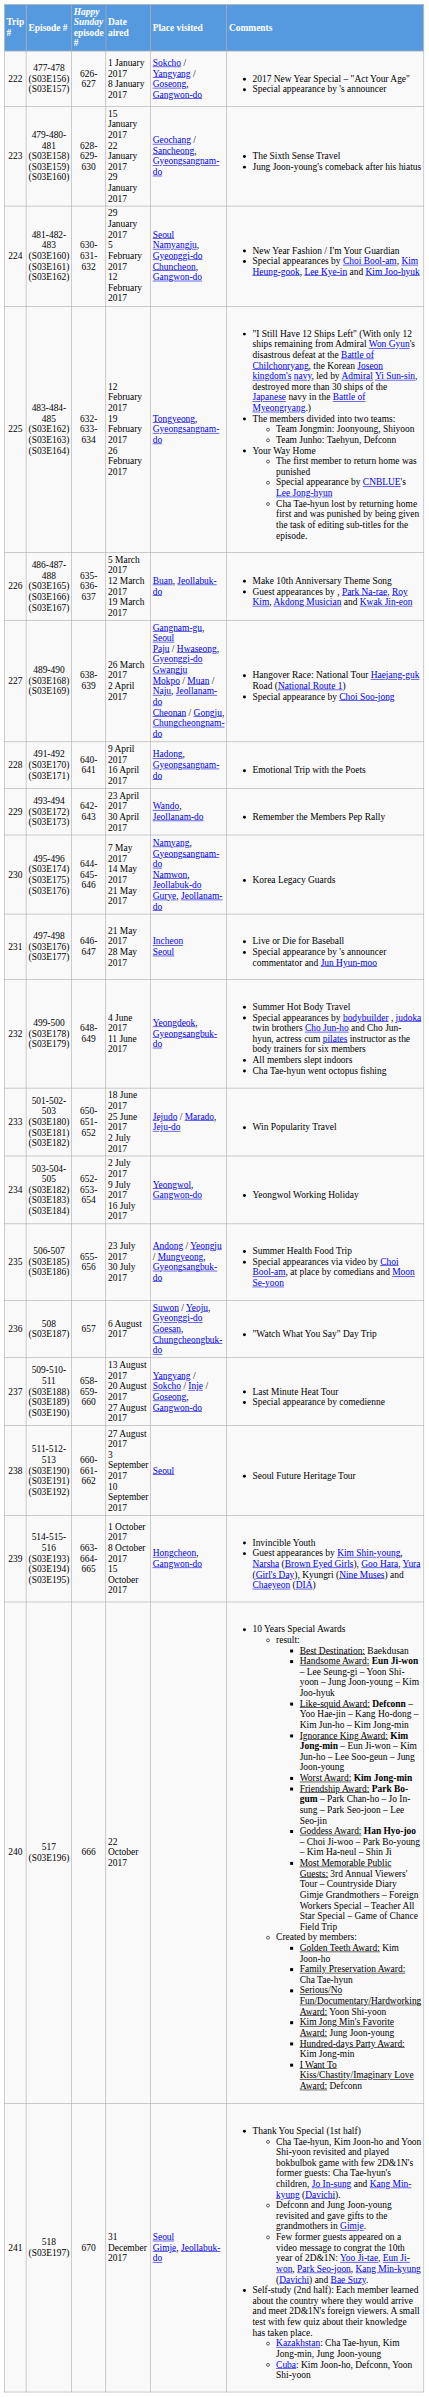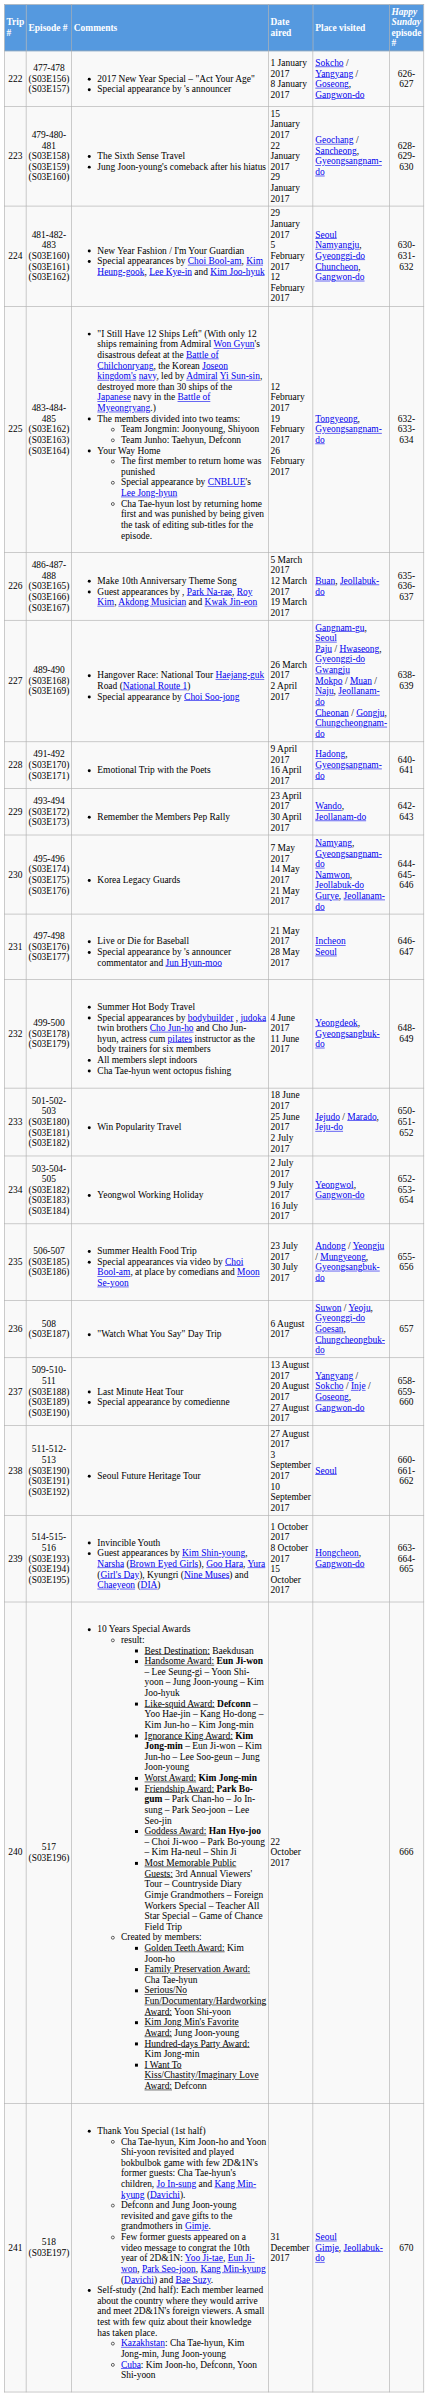columns swapped: (89, 27) <-> (251, 27)
